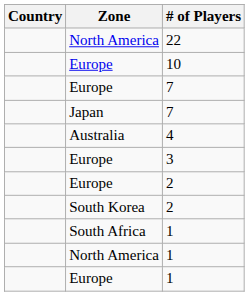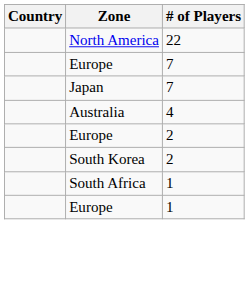- row: (91, 64)
- row: (91, 159)
- row: (114, 254)
